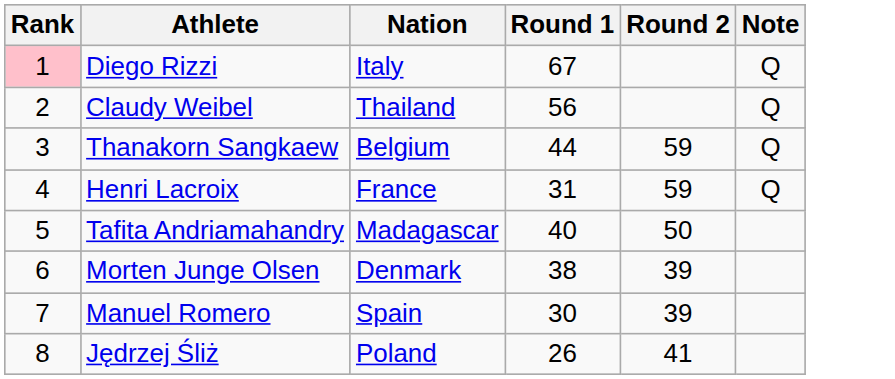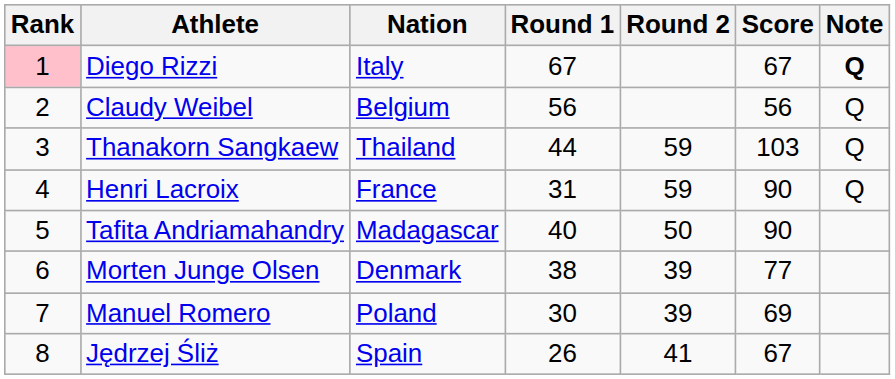+ column: (778, 25)
(771, 66) normal -> (855, 66) bold
(406, 107) Thailand -> (403, 107) Belgium
(403, 148) Belgium -> (406, 148) Thailand
(389, 312) Spain -> (396, 312) Poland
(396, 353) Poland -> (389, 353) Spain
